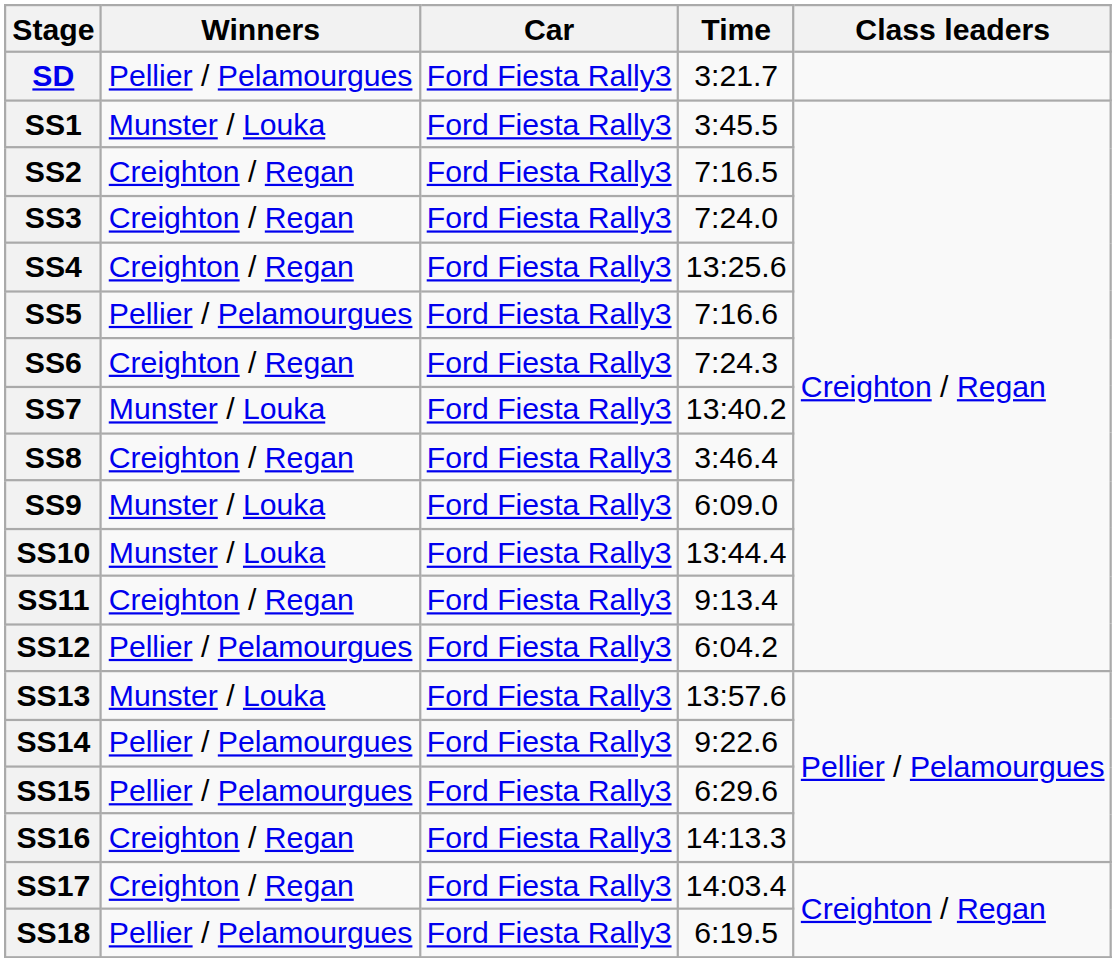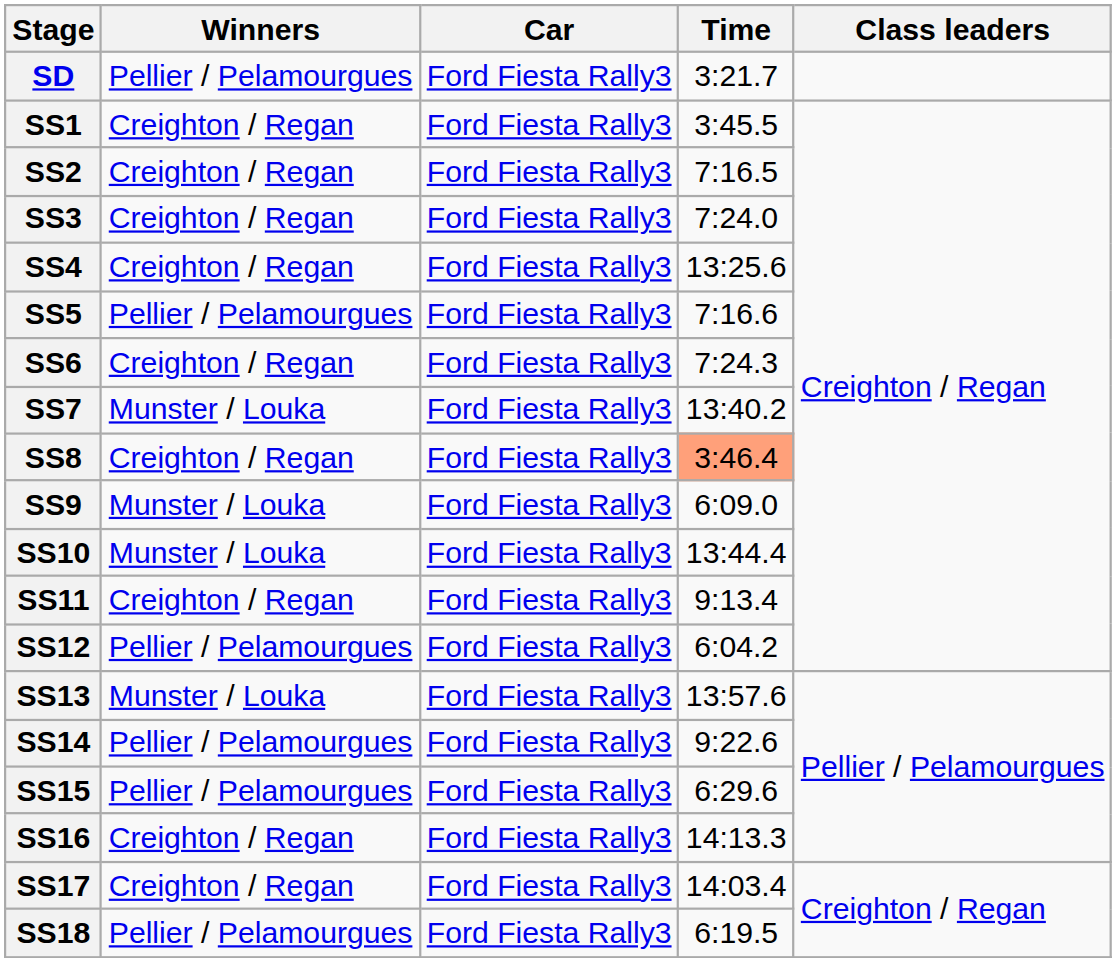(217, 124) Munster / Louka -> (231, 124) Creighton / Regan
(736, 457) no background -> (736, 457) lightsalmon background
